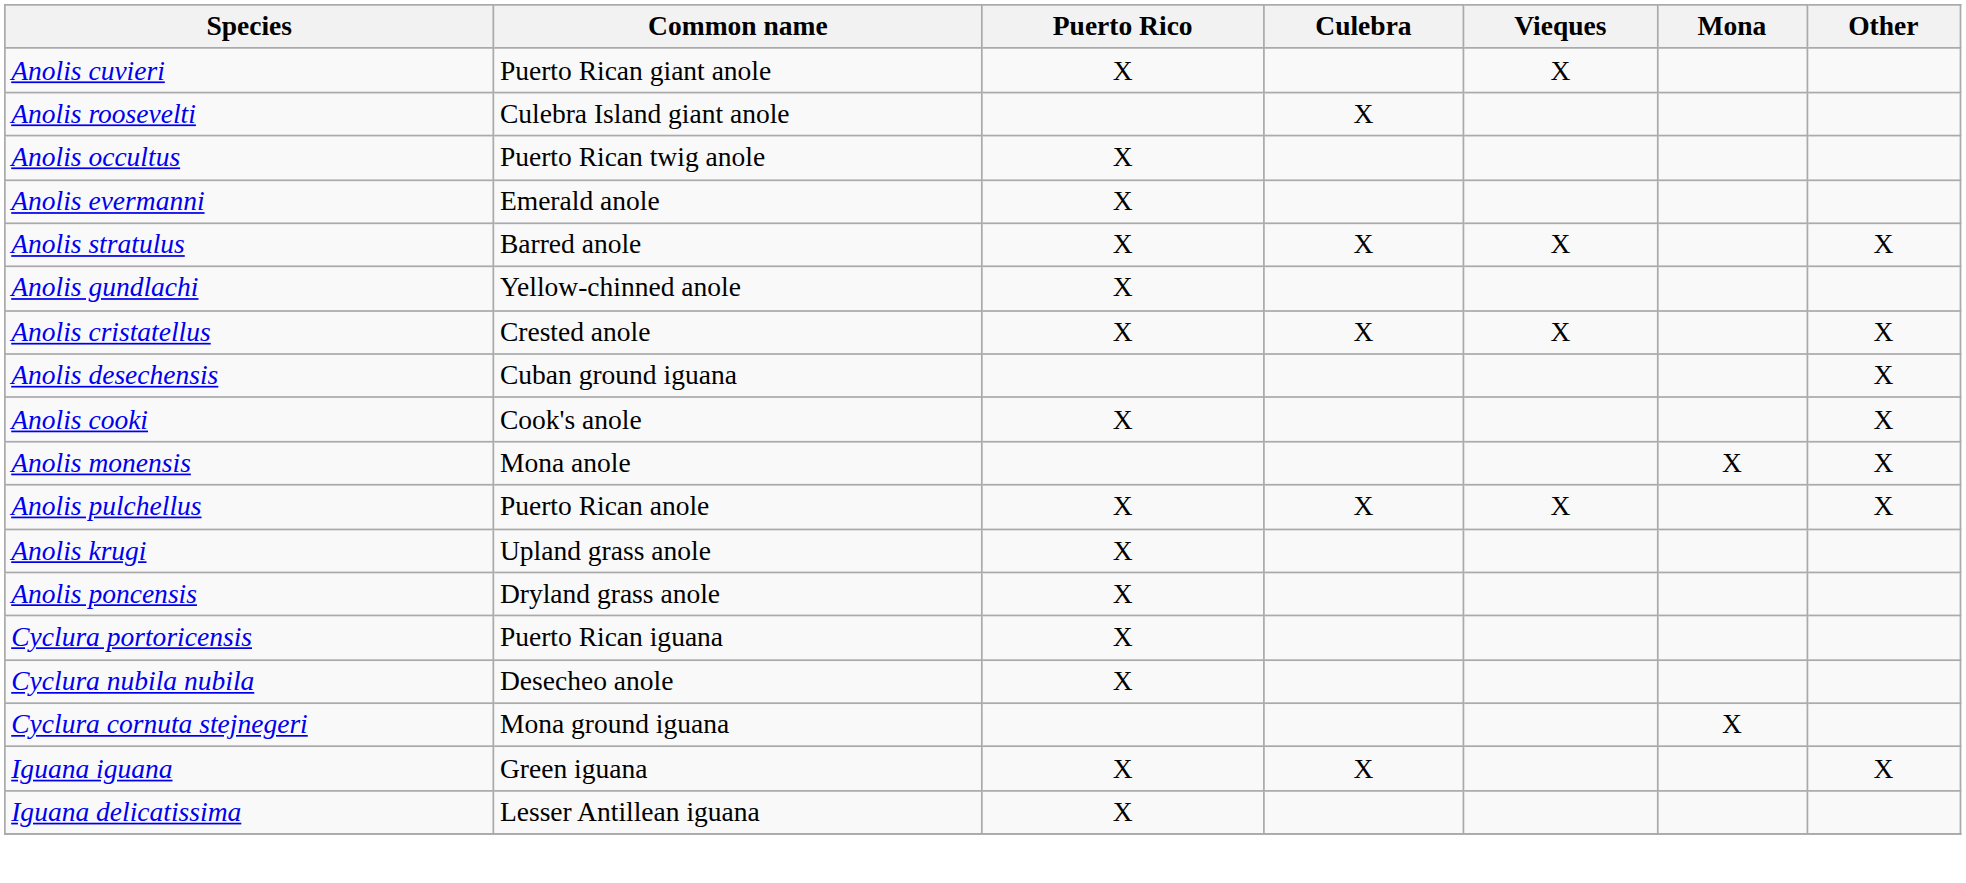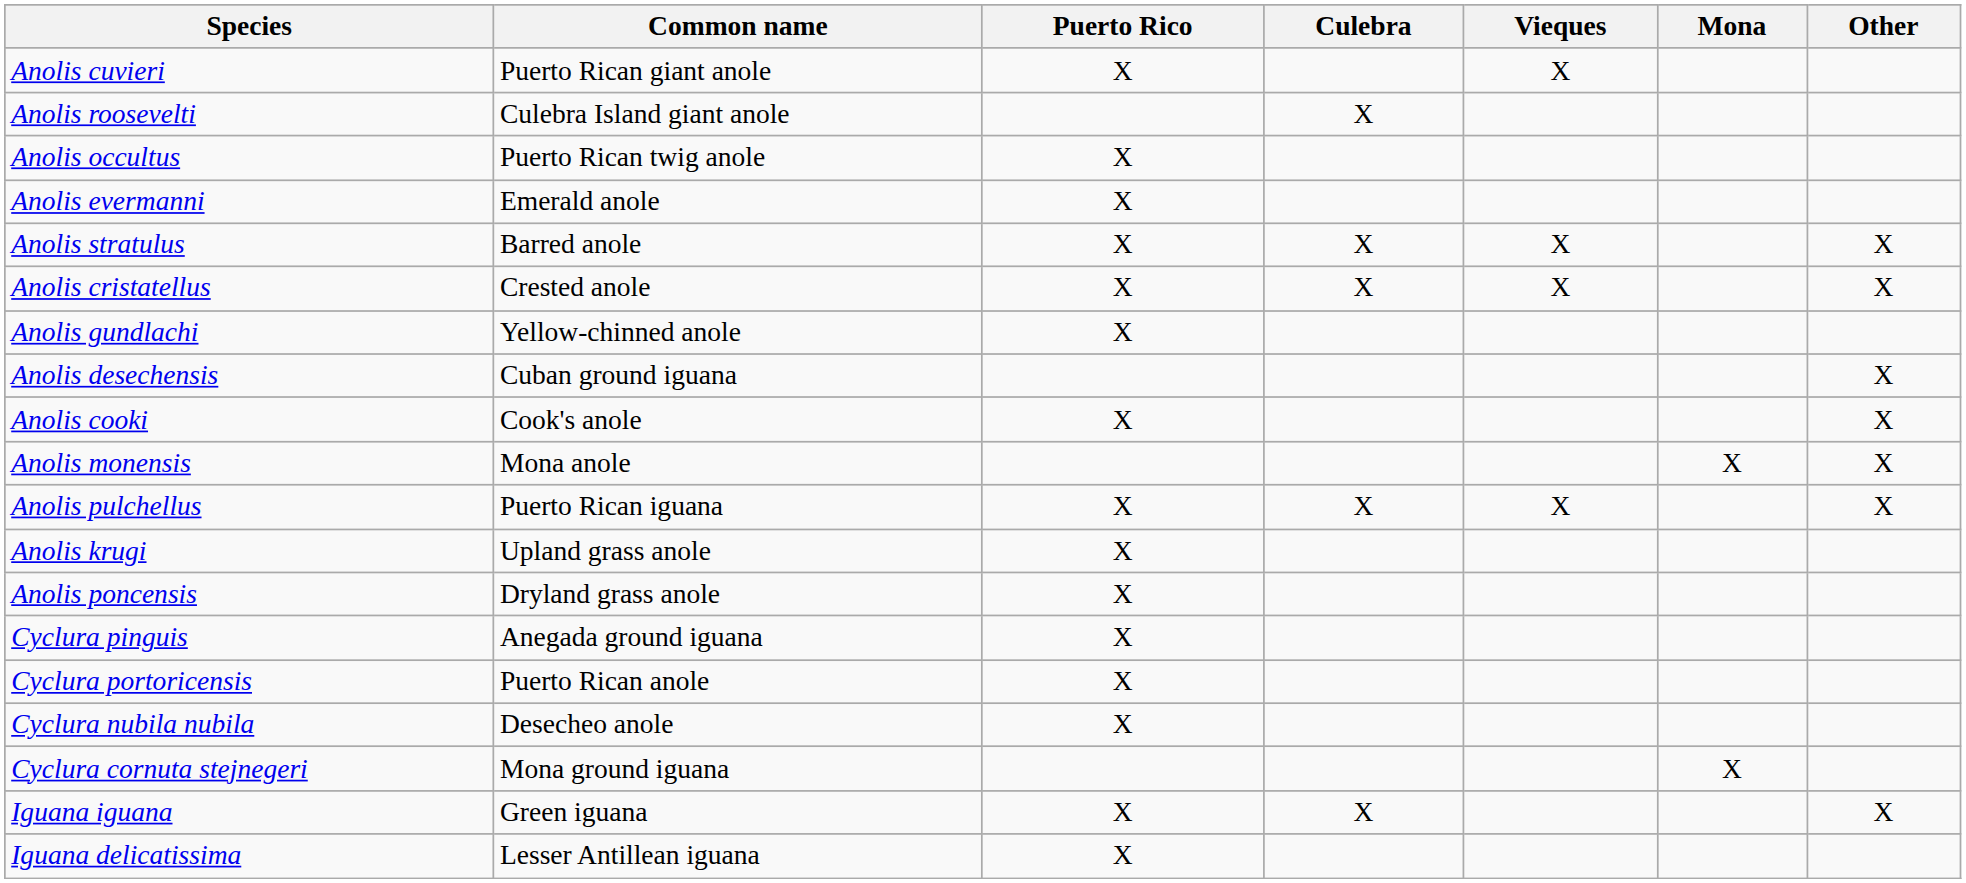rows swapped: (105, 288) <-> (111, 331)
(605, 506) Puerto Rican anole -> (612, 506) Puerto Rican iguana
+ row: (100, 637)
(612, 637) Puerto Rican iguana -> (605, 680) Puerto Rican anole
